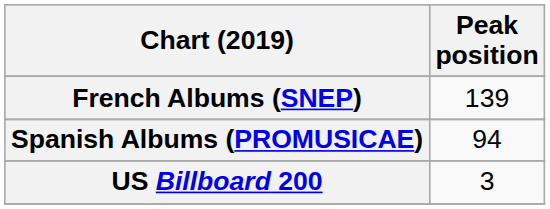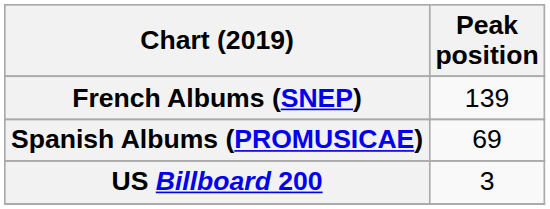(487, 139) 94 -> (487, 139) 69
